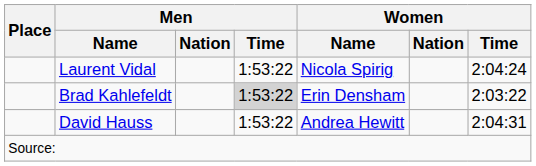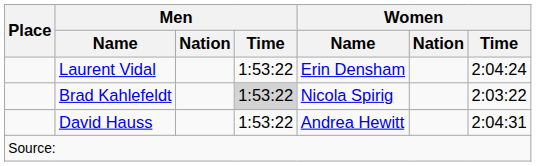(347, 69) Nicola Spirig -> (353, 69) Erin Densham
(353, 95) Erin Densham -> (347, 95) Nicola Spirig
